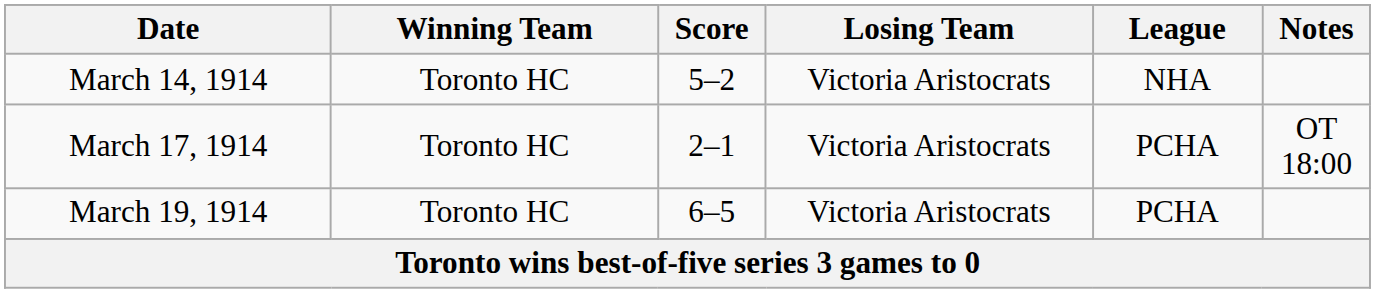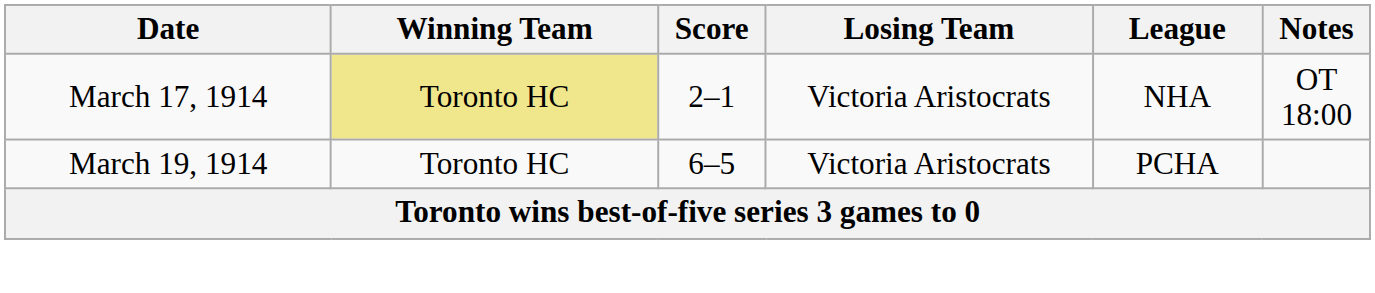- row: (168, 78)
(495, 145) no background -> (495, 96) khaki background
(1177, 145) PCHA -> (1177, 96) NHA
